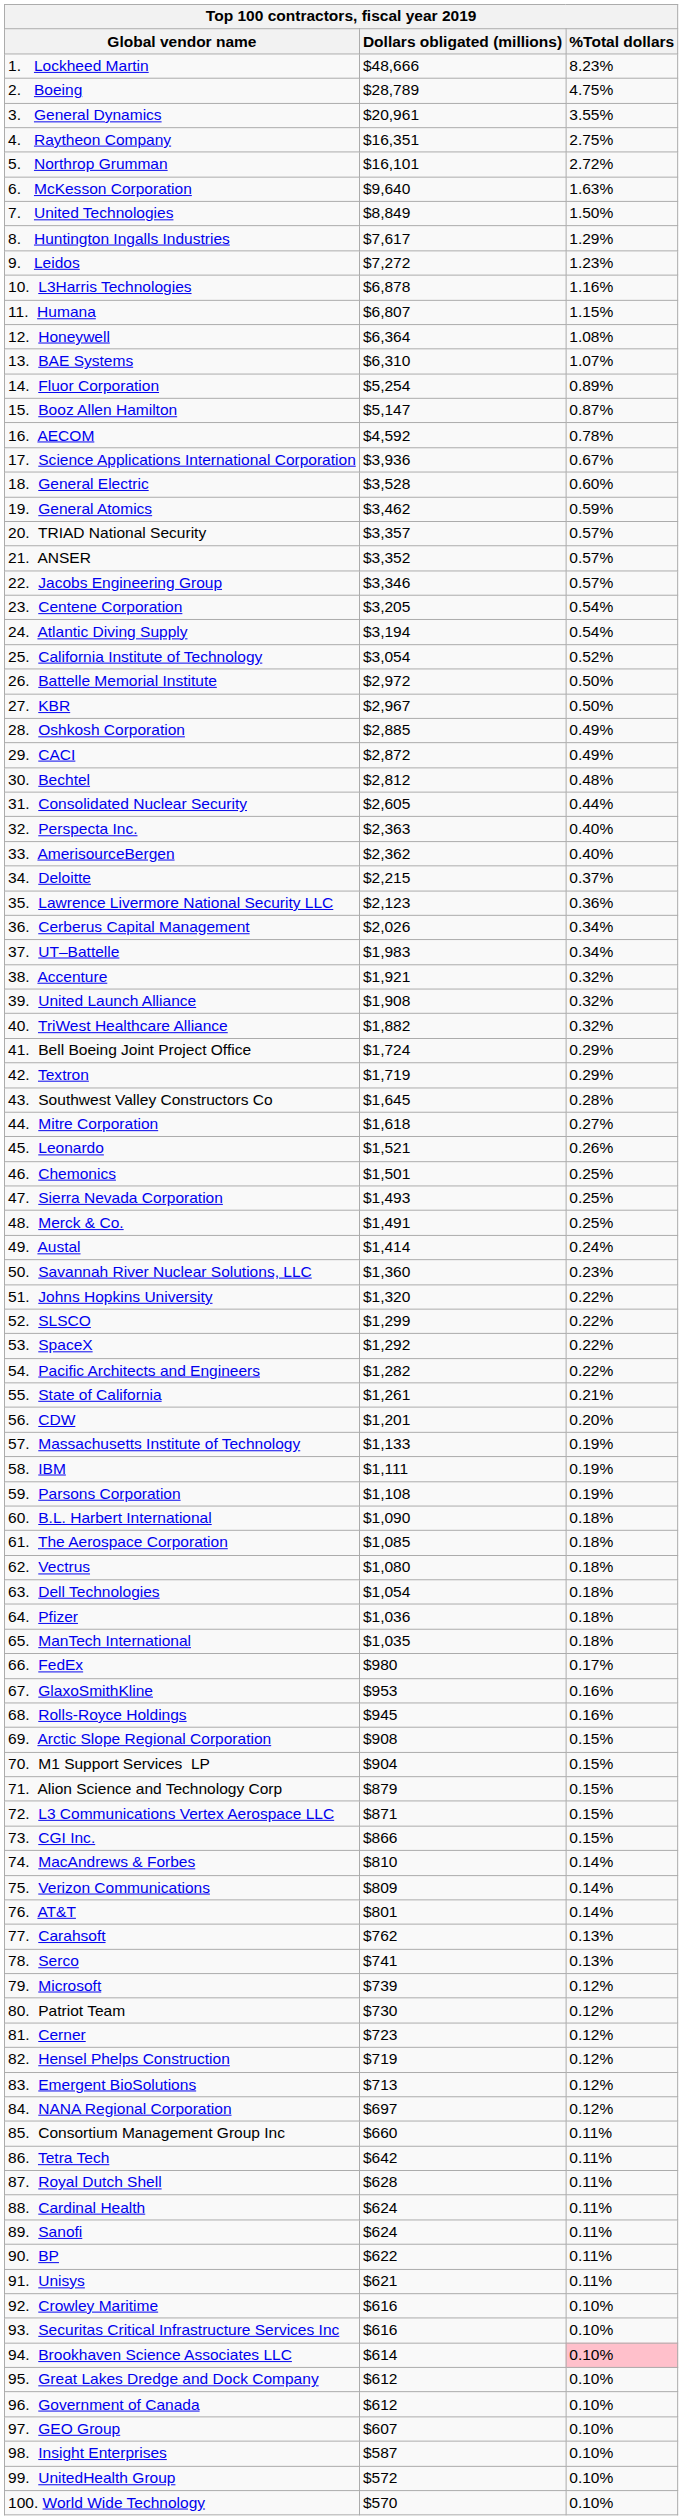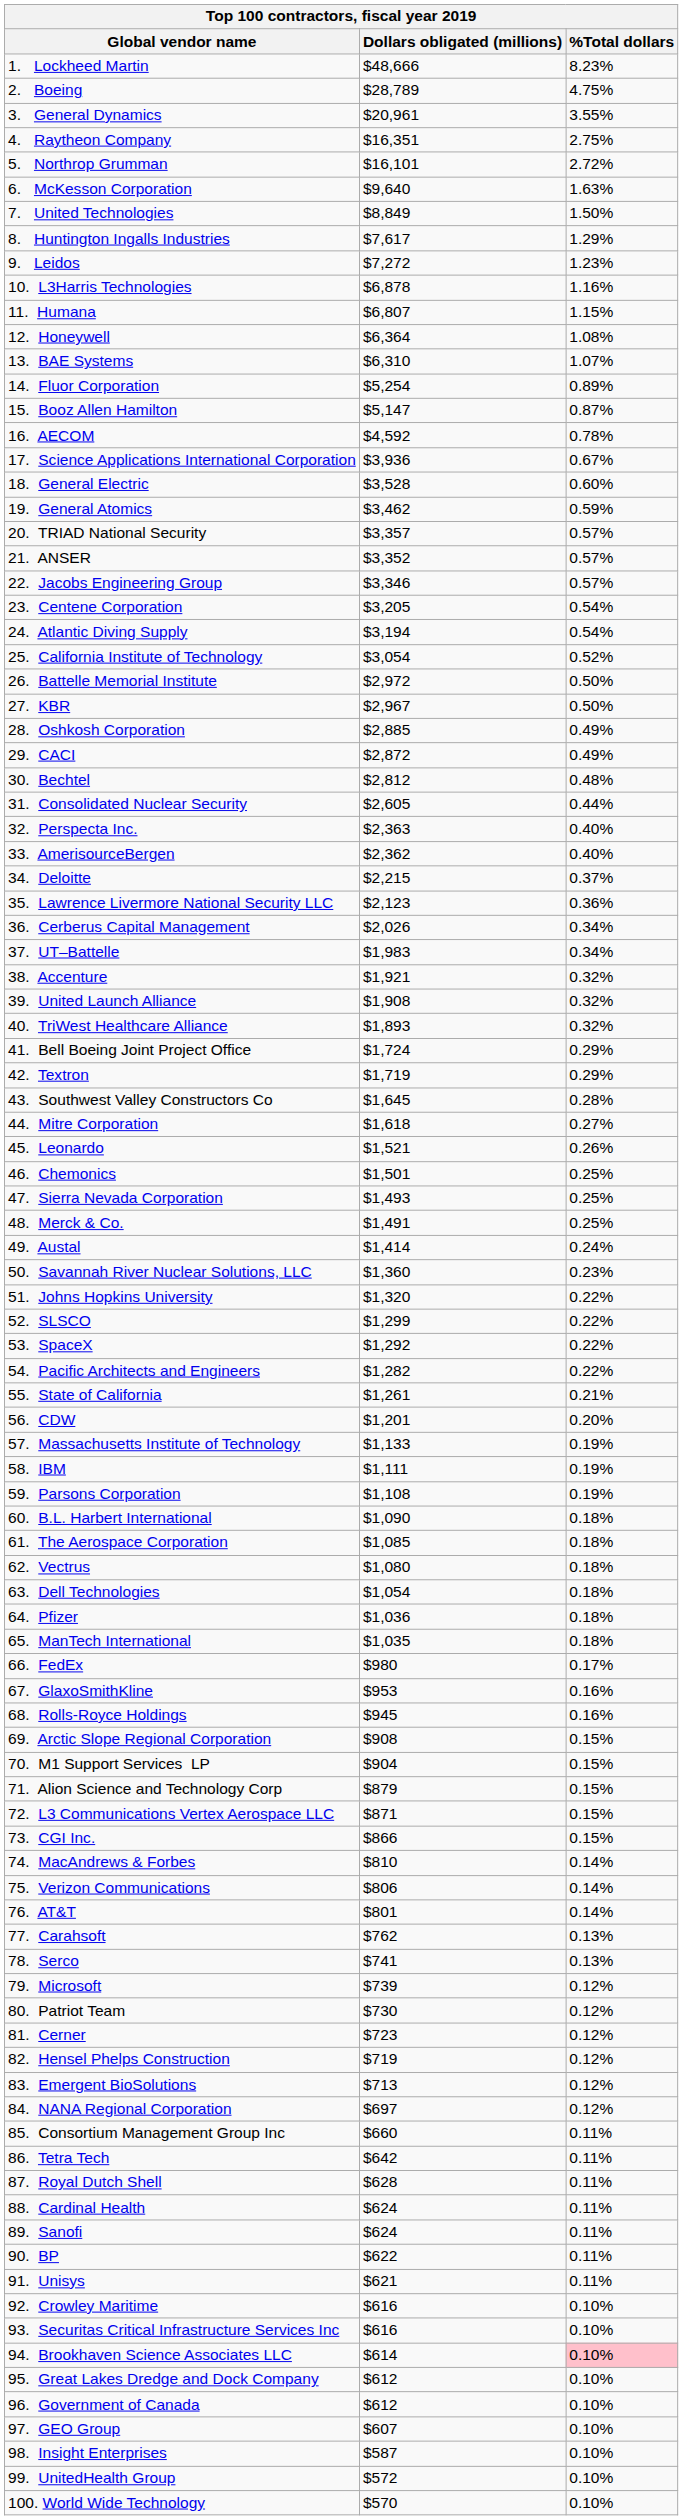(387, 1025) $1,882 -> (387, 1025) $1,893
(380, 1887) $809 -> (380, 1887) $806
